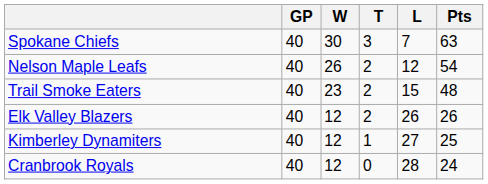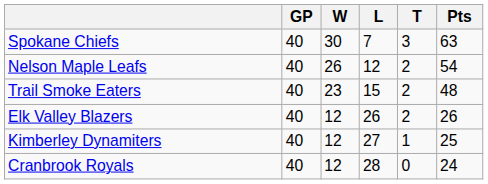columns swapped: (417, 16) <-> (379, 16)
